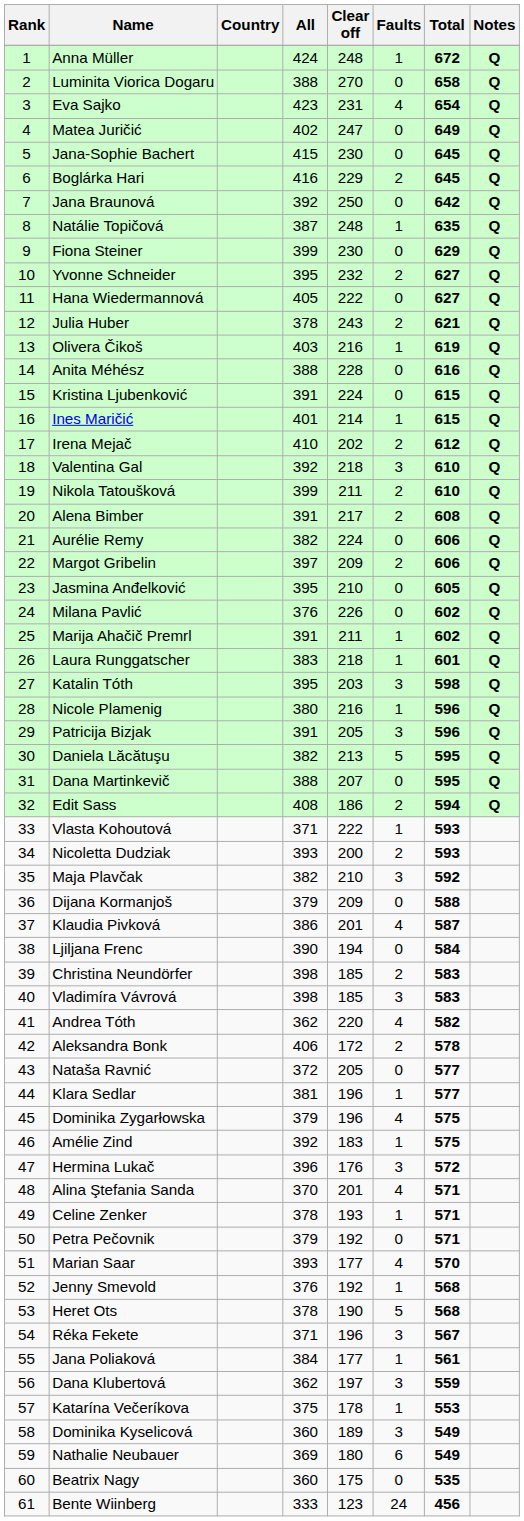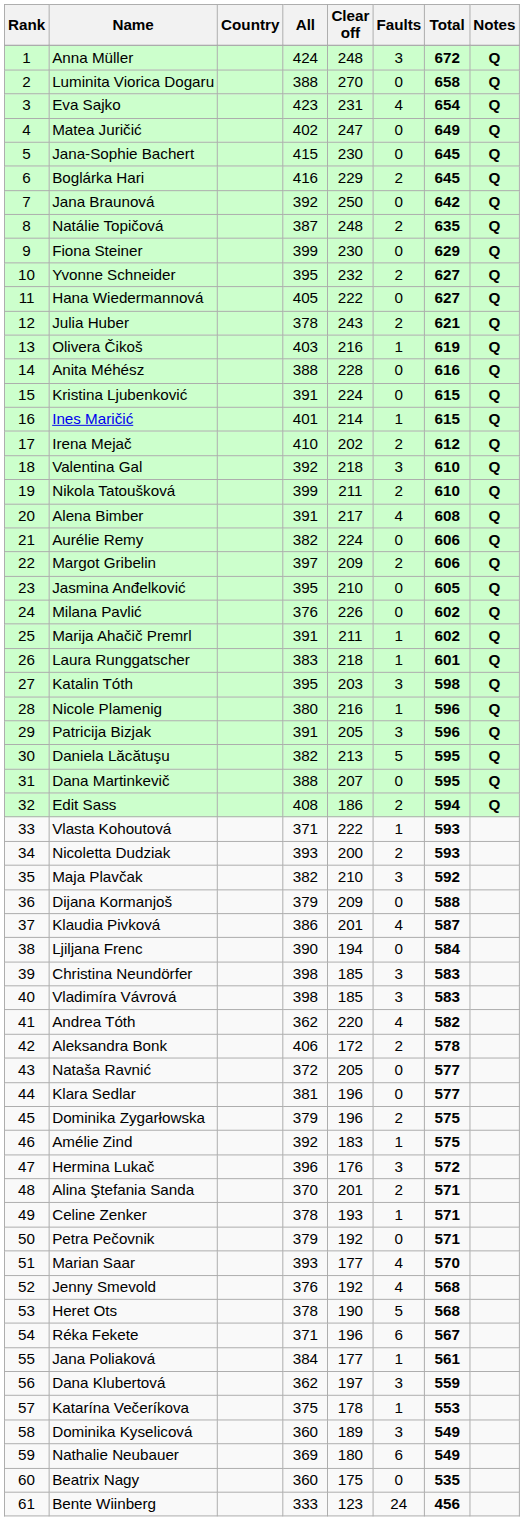(399, 57) 1 -> (399, 57) 3
(399, 226) 1 -> (399, 226) 2
(399, 515) 2 -> (399, 515) 4
(399, 973) 2 -> (399, 973) 3
(399, 1094) 1 -> (399, 1094) 0
(399, 1118) 4 -> (399, 1118) 2
(399, 1190) 4 -> (399, 1190) 2
(399, 1287) 1 -> (399, 1287) 4
(399, 1335) 3 -> (399, 1335) 6
